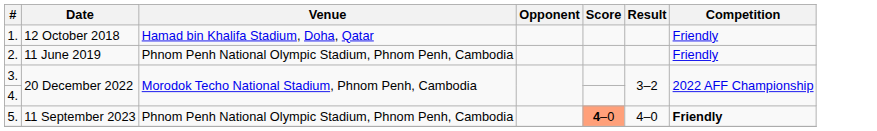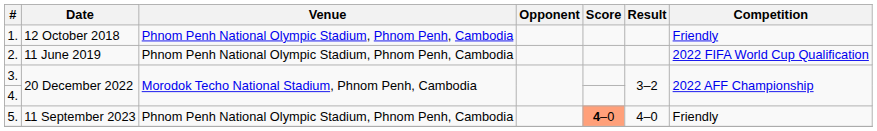(258, 35) Hamad bin Khalifa Stadium, Doha, Qatar -> (328, 35) Phnom Penh National Olympic Stadium, Phnom Penh, Cambodia
(695, 55) Friendly -> (771, 55) 2022 FIFA World Cup Qualification
(697, 116) bold -> (695, 116) normal
